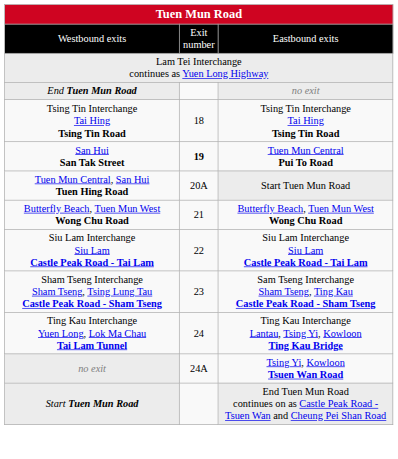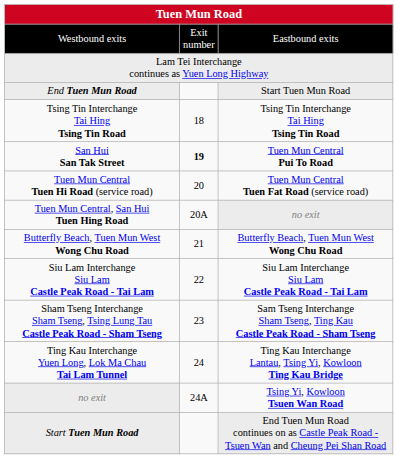(306, 91) no exit -> (306, 91) Start Tuen Mun Road
+ row: (92, 185)
(306, 185) Start Tuen Mun Road -> (306, 214) no exit
